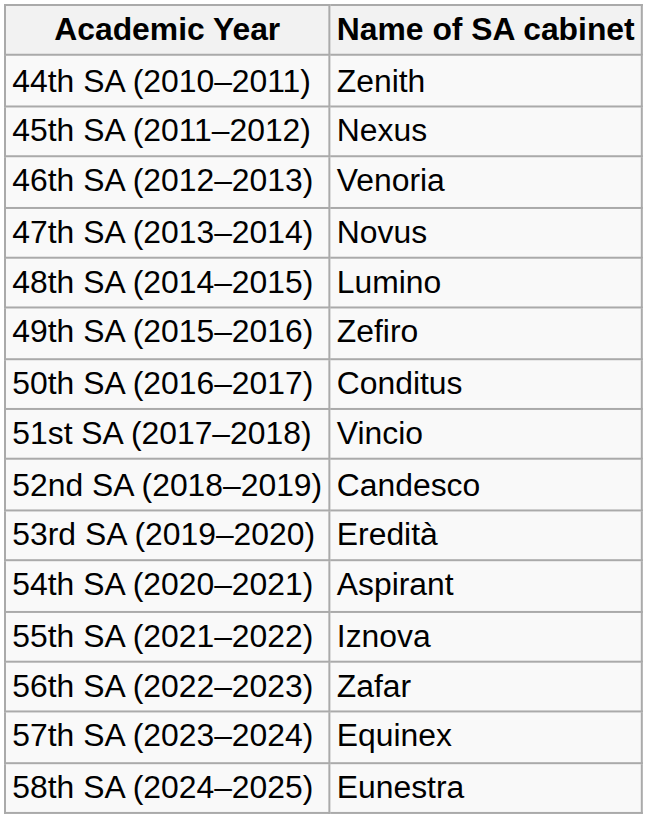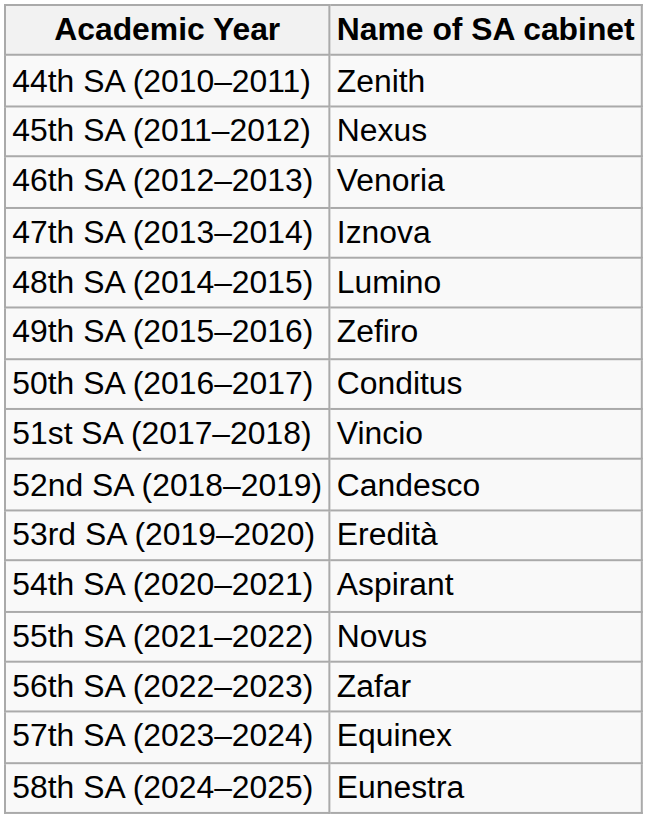(382, 231) Novus -> (384, 231) Iznova
(384, 635) Iznova -> (382, 635) Novus
